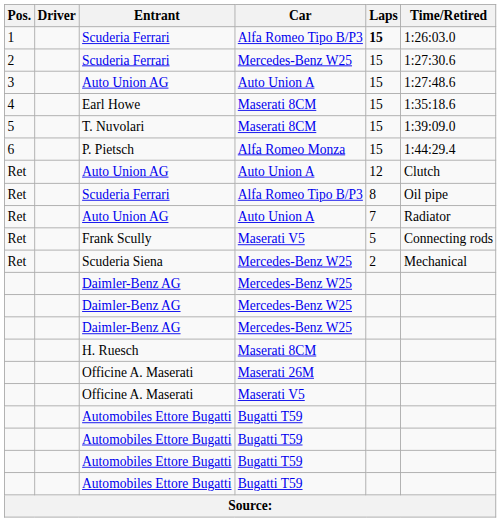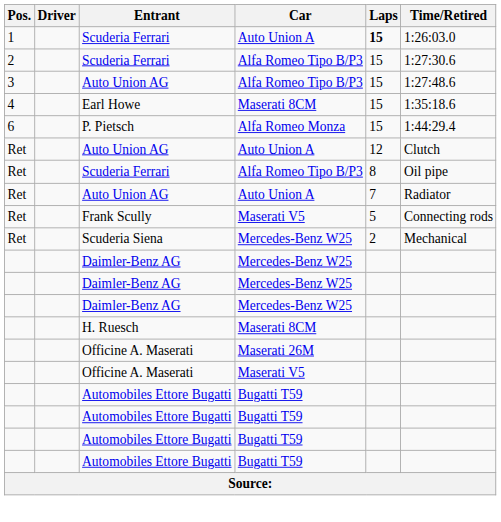(300, 38) Alfa Romeo Tipo B/P3 -> (276, 38) Auto Union A
(295, 60) Mercedes-Benz W25 -> (300, 60) Alfa Romeo Tipo B/P3
(276, 82) Auto Union A -> (300, 82) Alfa Romeo Tipo B/P3
- row: (11, 127)
